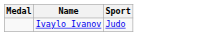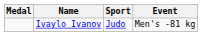+ column: (165, 11)
